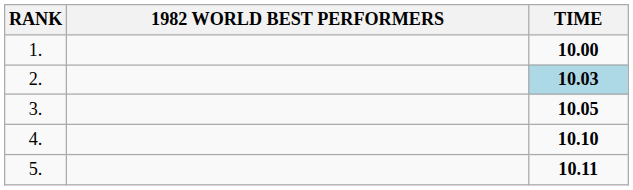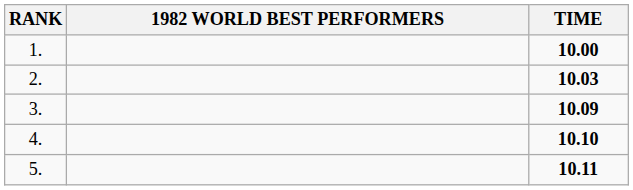(578, 79) lightblue background -> (578, 79) no background
(578, 109) 10.05 -> (578, 109) 10.09
